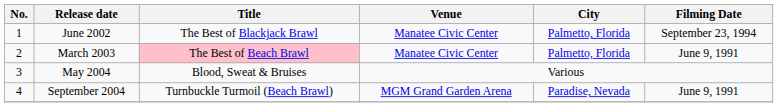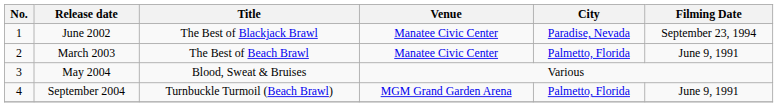(589, 33) Palmetto, Florida -> (589, 33) Paradise, Nevada
(249, 52) pink background -> (249, 52) no background
(589, 91) Paradise, Nevada -> (589, 91) Palmetto, Florida
